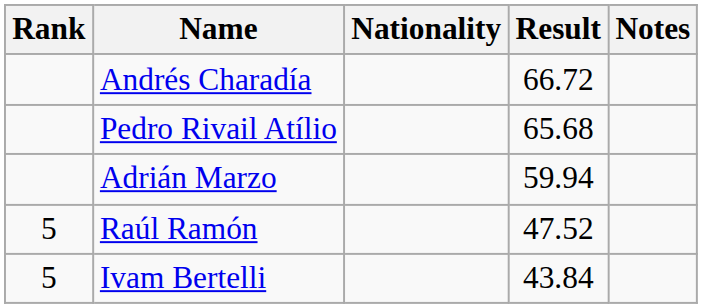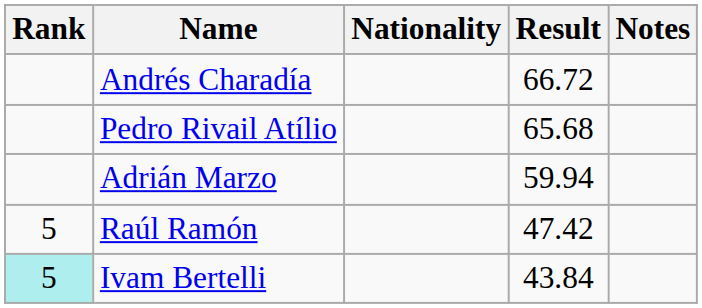(558, 228) 47.52 -> (558, 228) 47.42
(49, 278) no background -> (49, 278) paleturquoise background
